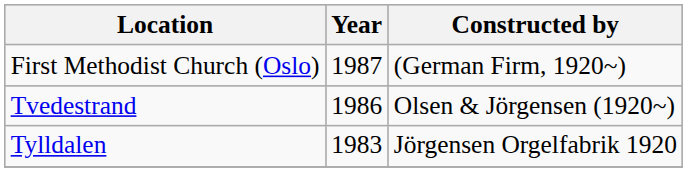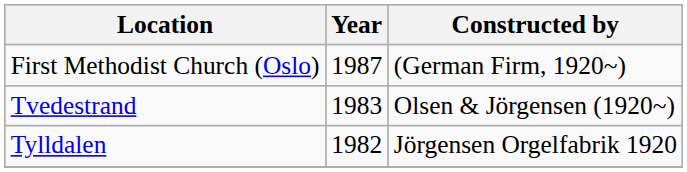(357, 105) 1986 -> (357, 105) 1983
(357, 145) 1983 -> (357, 145) 1982
